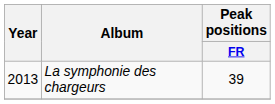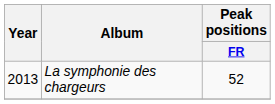(236, 80) 39 -> (236, 80) 52
